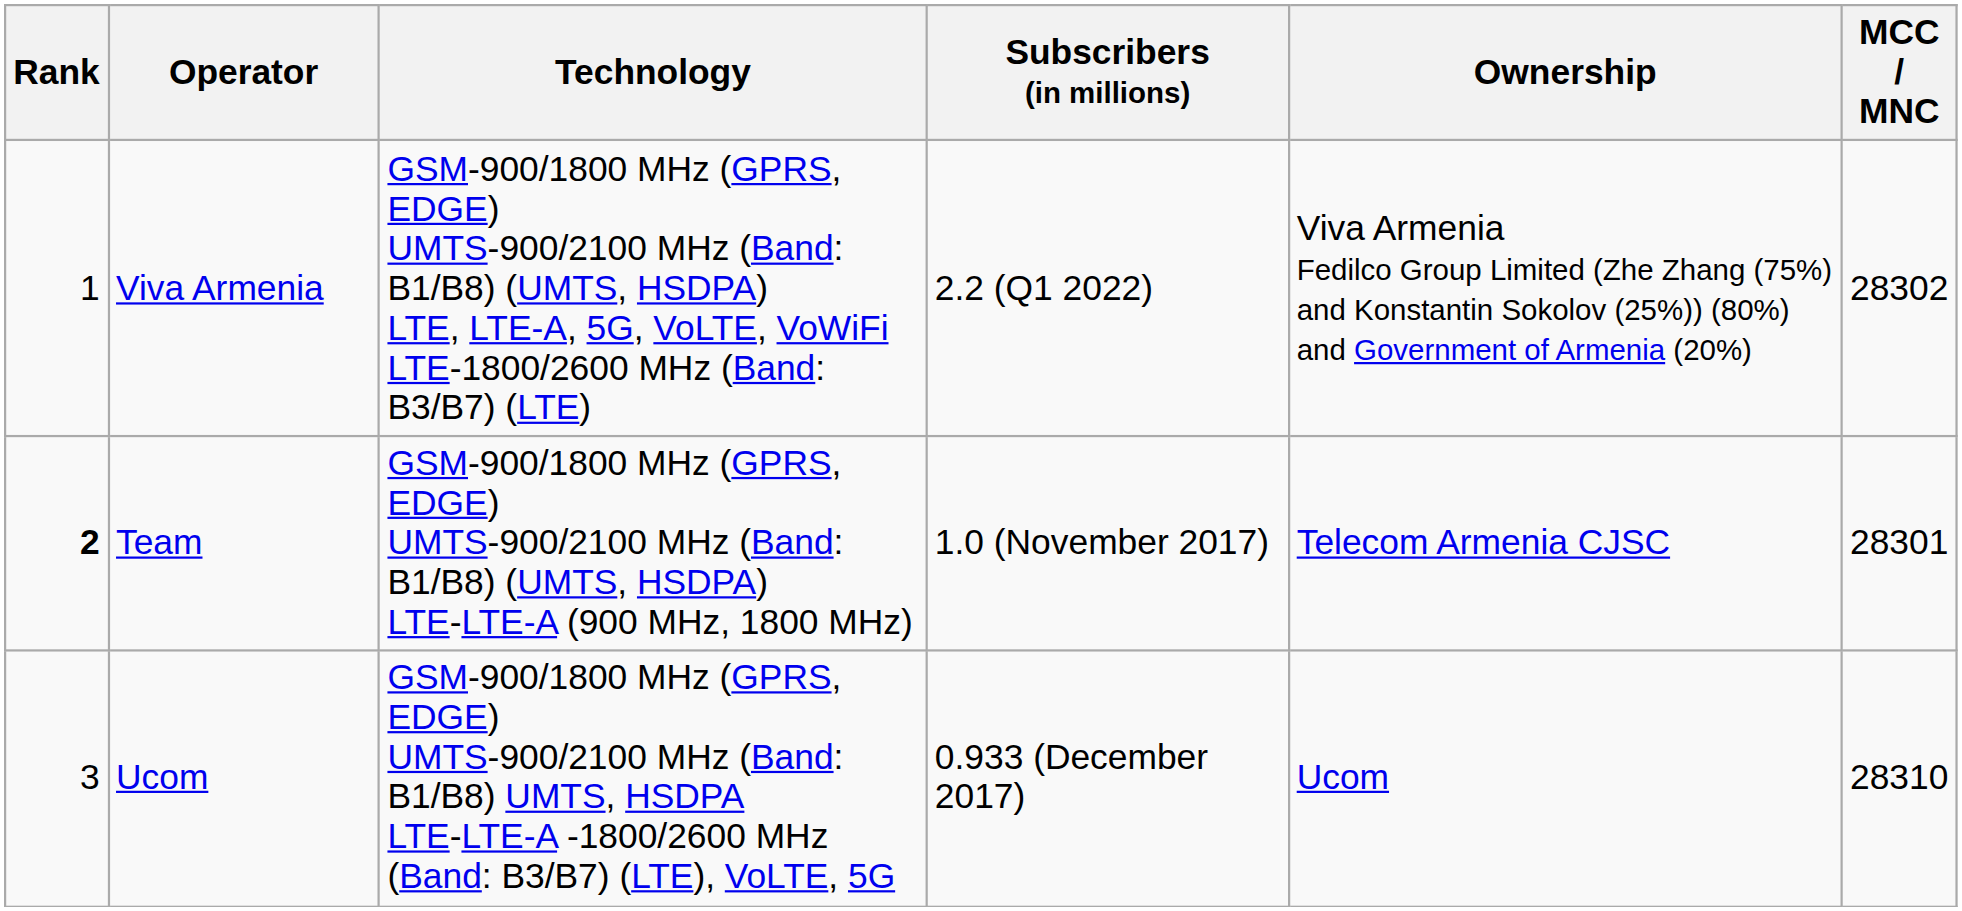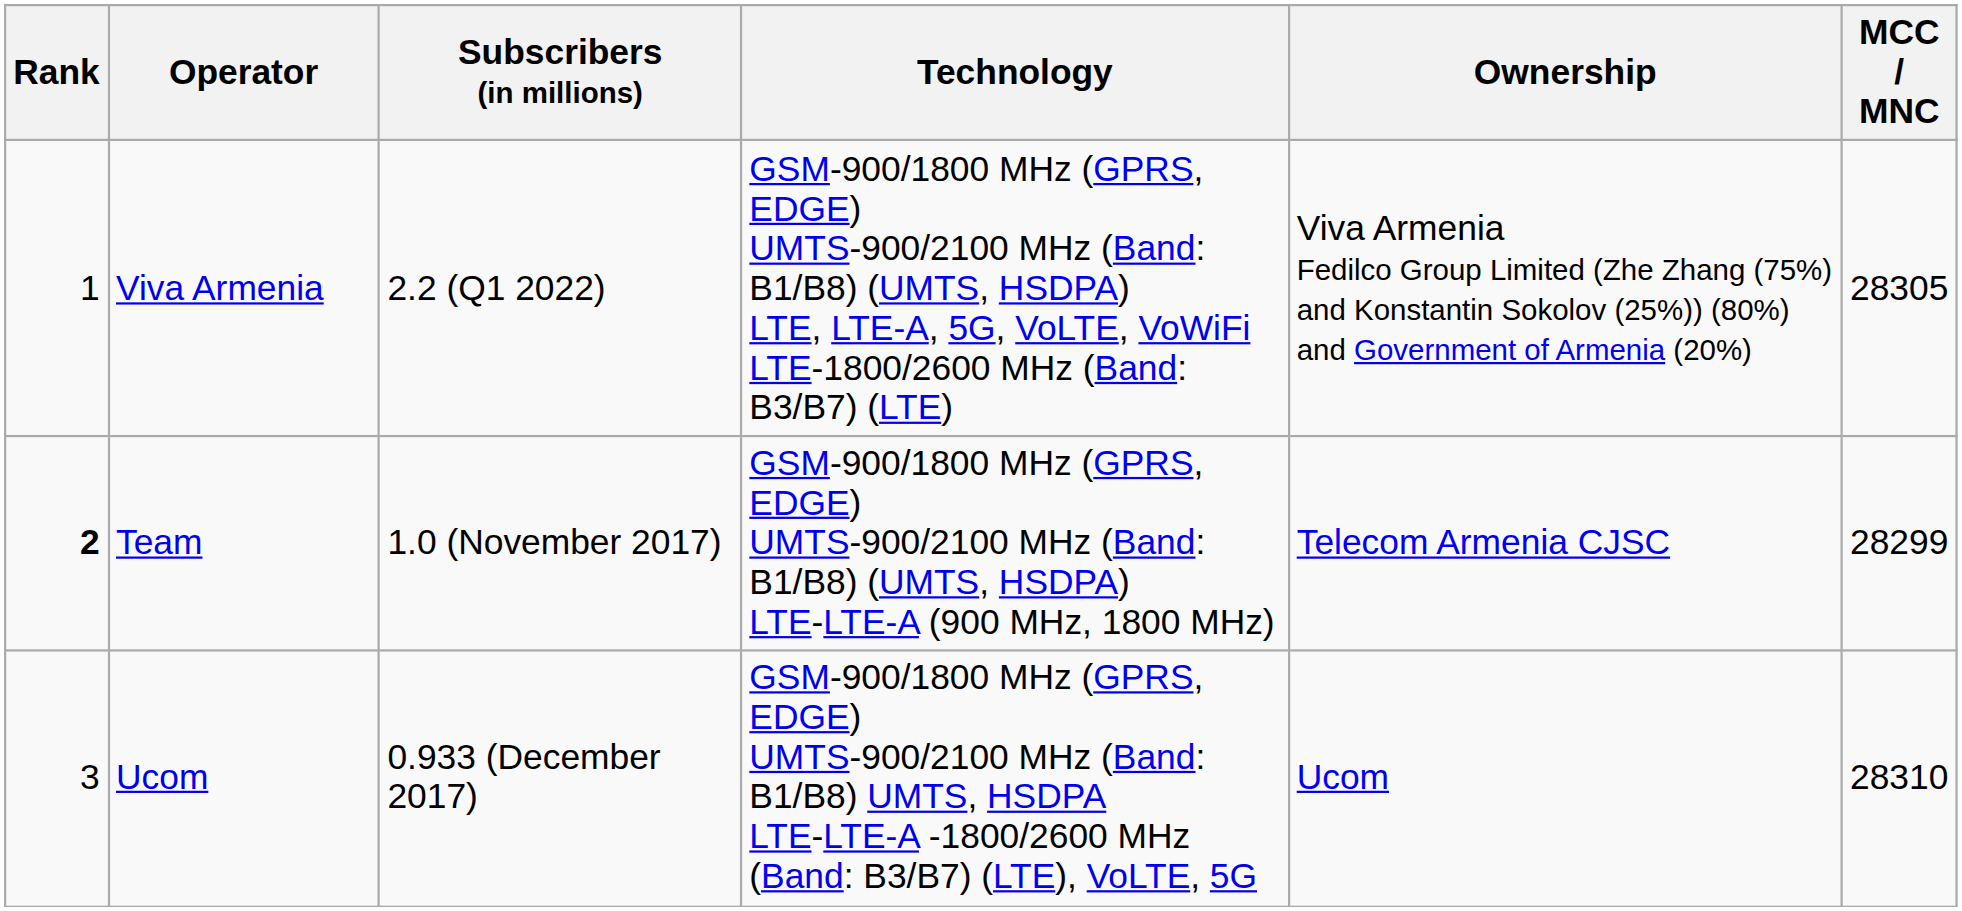columns swapped: (653, 72) <-> (1108, 72)
(1899, 287) 28302 -> (1899, 287) 28305
(1899, 542) 28301 -> (1899, 542) 28299
